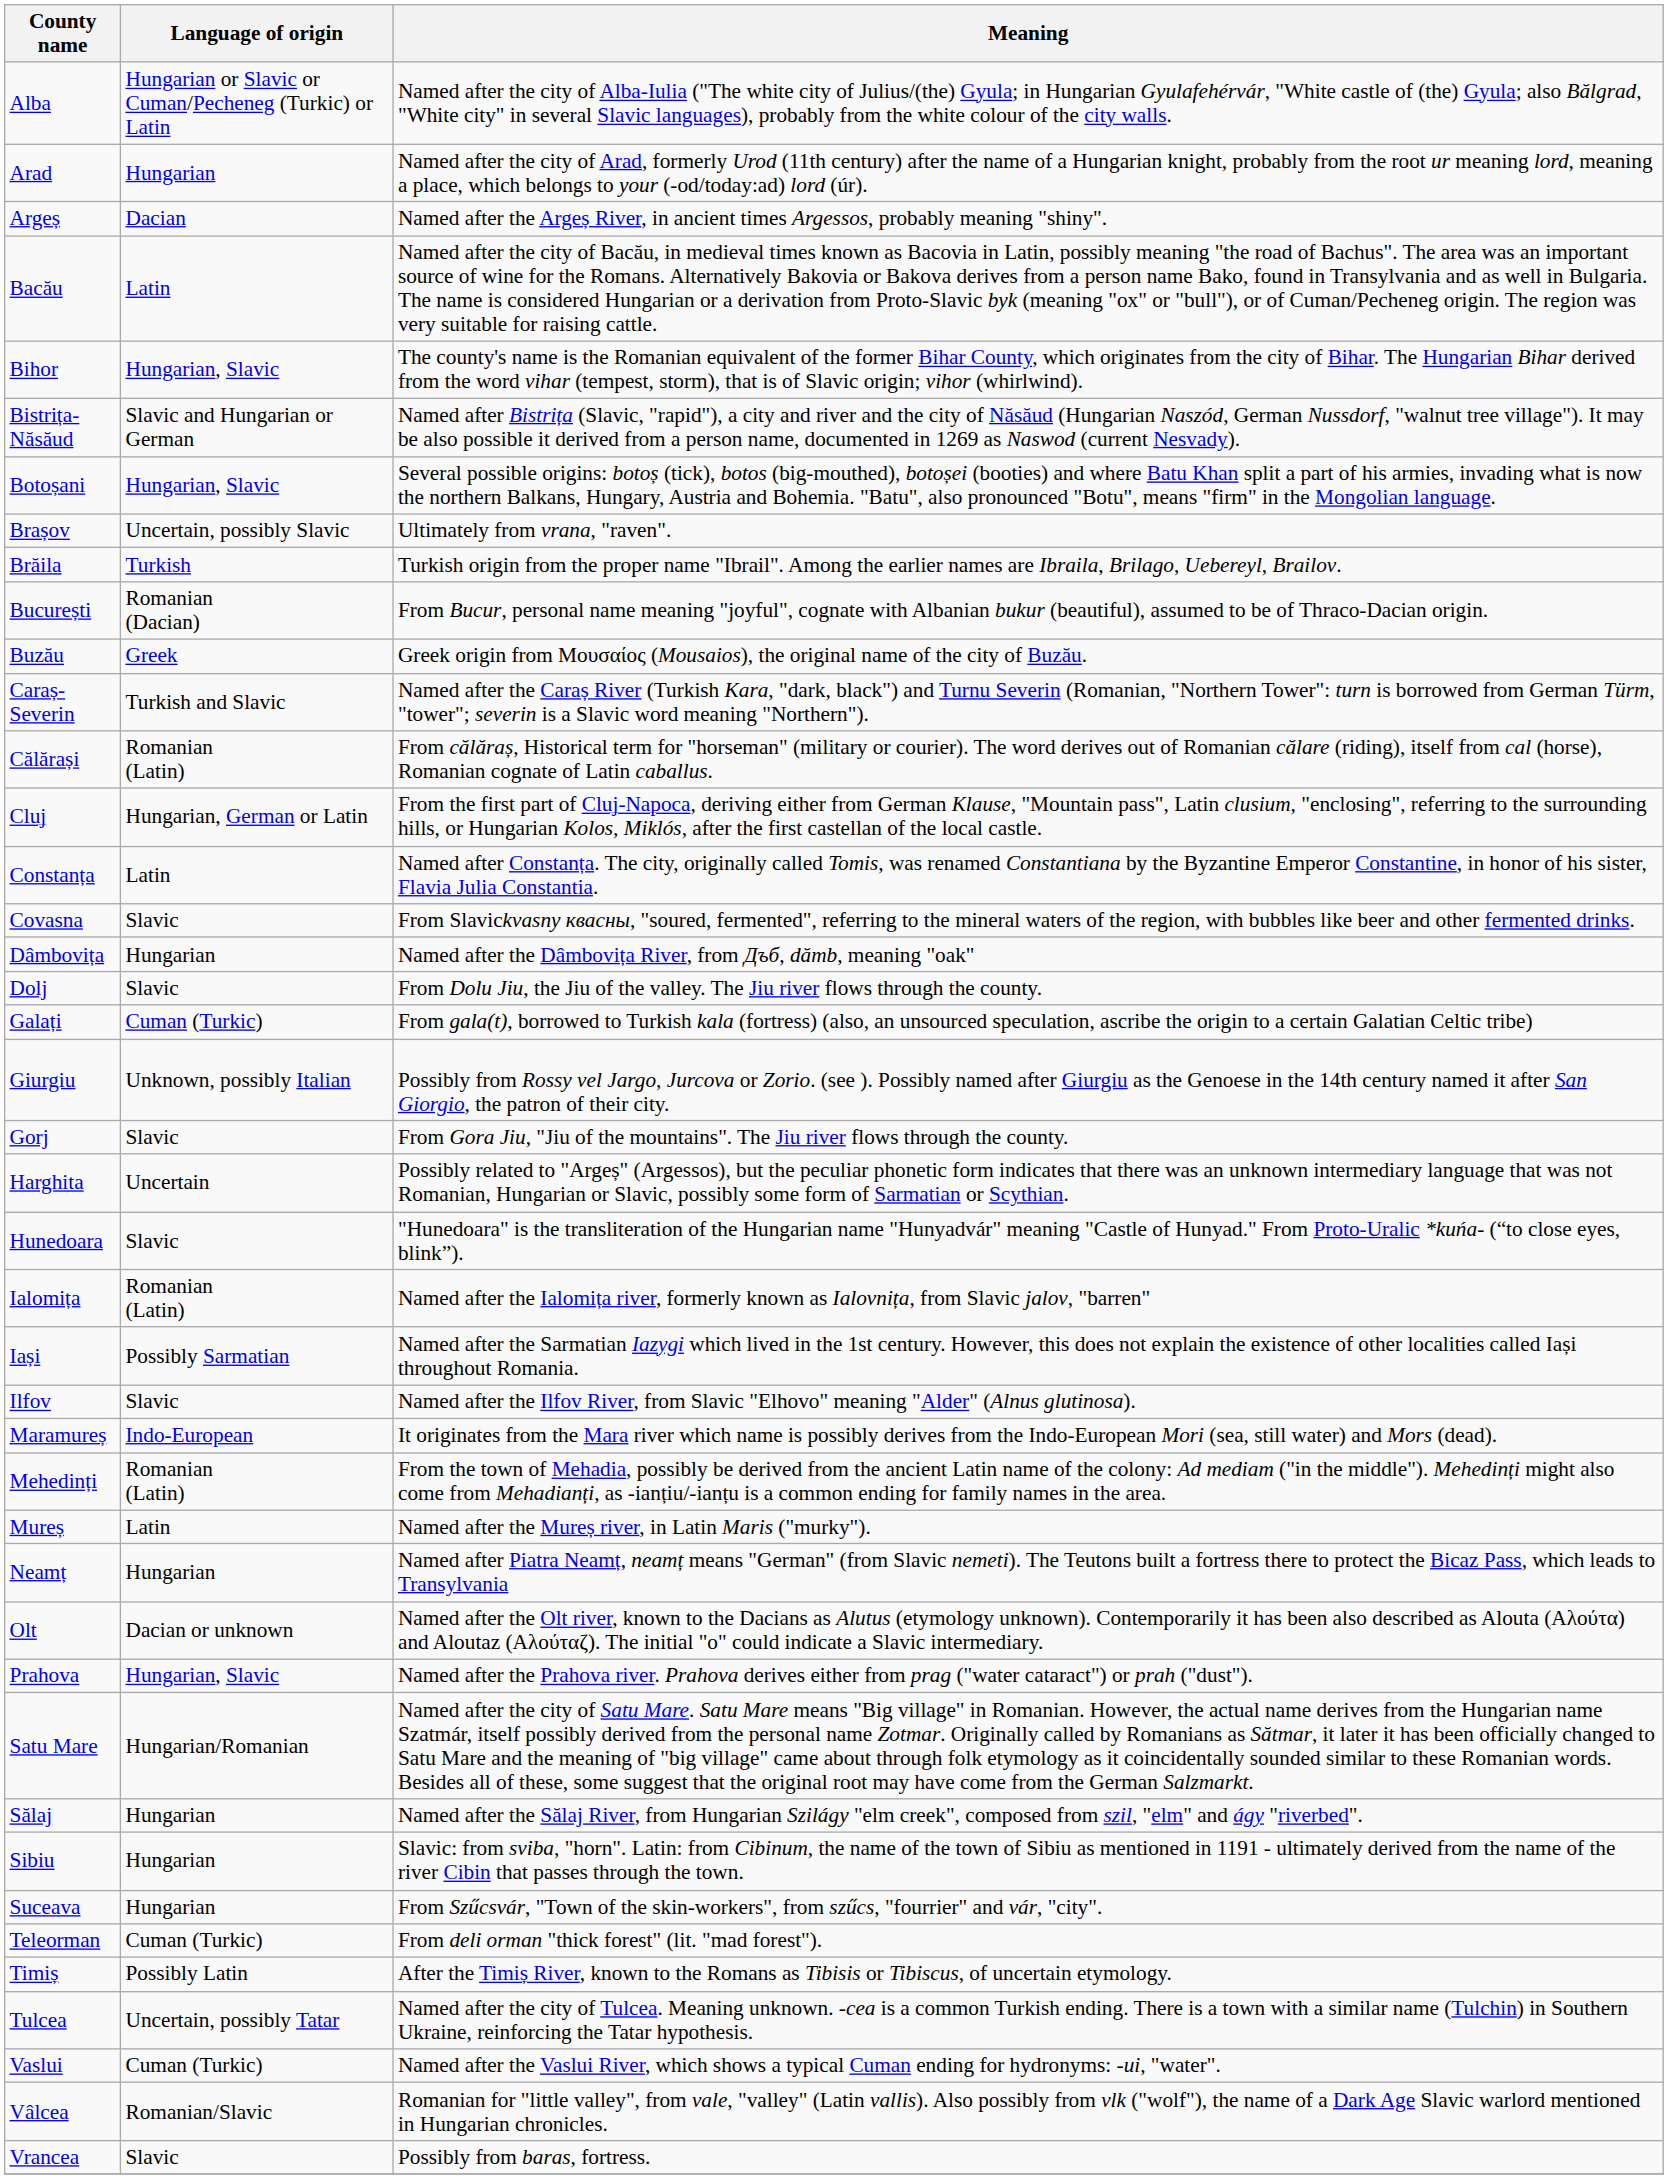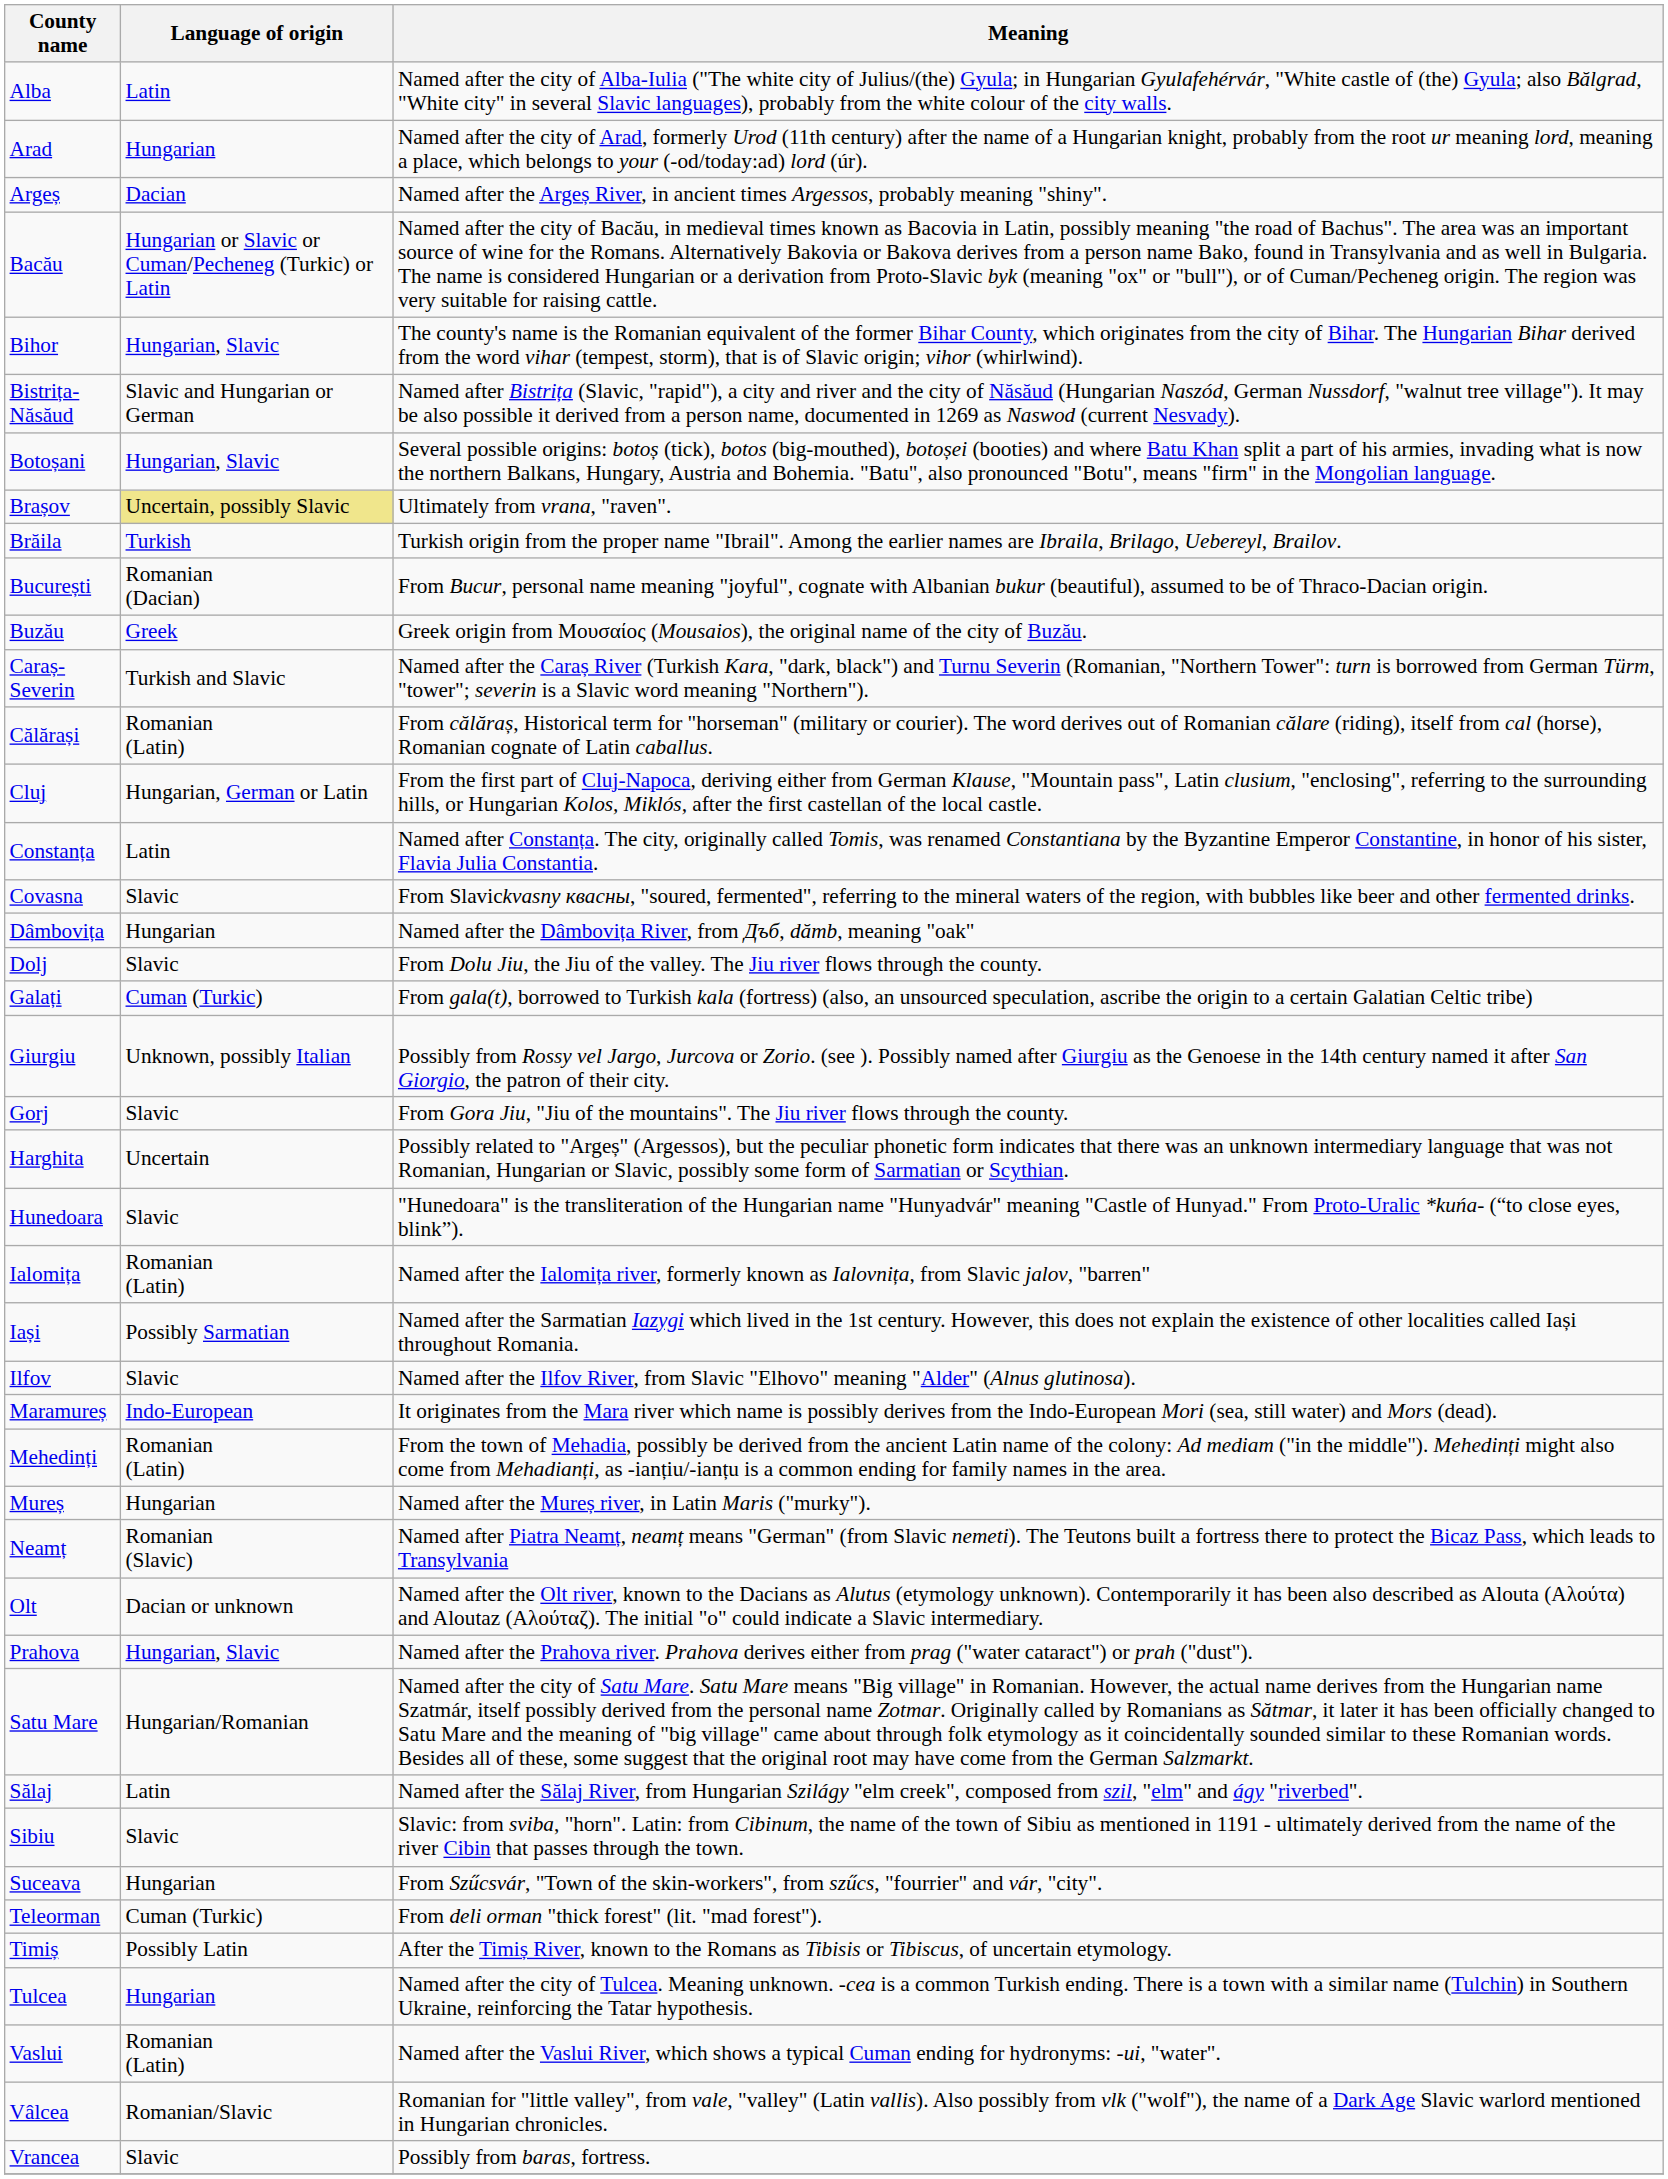(249, 103) Hungarian or Slavic or Cuman/Pecheneg (Turkic) or Latin -> (148, 91) Latin
(148, 288) Latin -> (249, 264) Hungarian or Slavic or Cuman/Pecheneg (Turkic) or Latin
(238, 530) no background -> (238, 506) khaki background
(148, 1526) Latin -> (170, 1502) Hungarian
(170, 1572) Hungarian -> (169, 1548) Romanian (Slavic)
(170, 1815) Hungarian -> (148, 1791) Latin
(170, 1860) Hungarian -> (152, 1836) Slavic
(232, 2019) Uncertain, possibly Tatar -> (170, 1995) Hungarian
(194, 2065) Cuman (Turkic) -> (169, 2053) Romanian (Latin)
